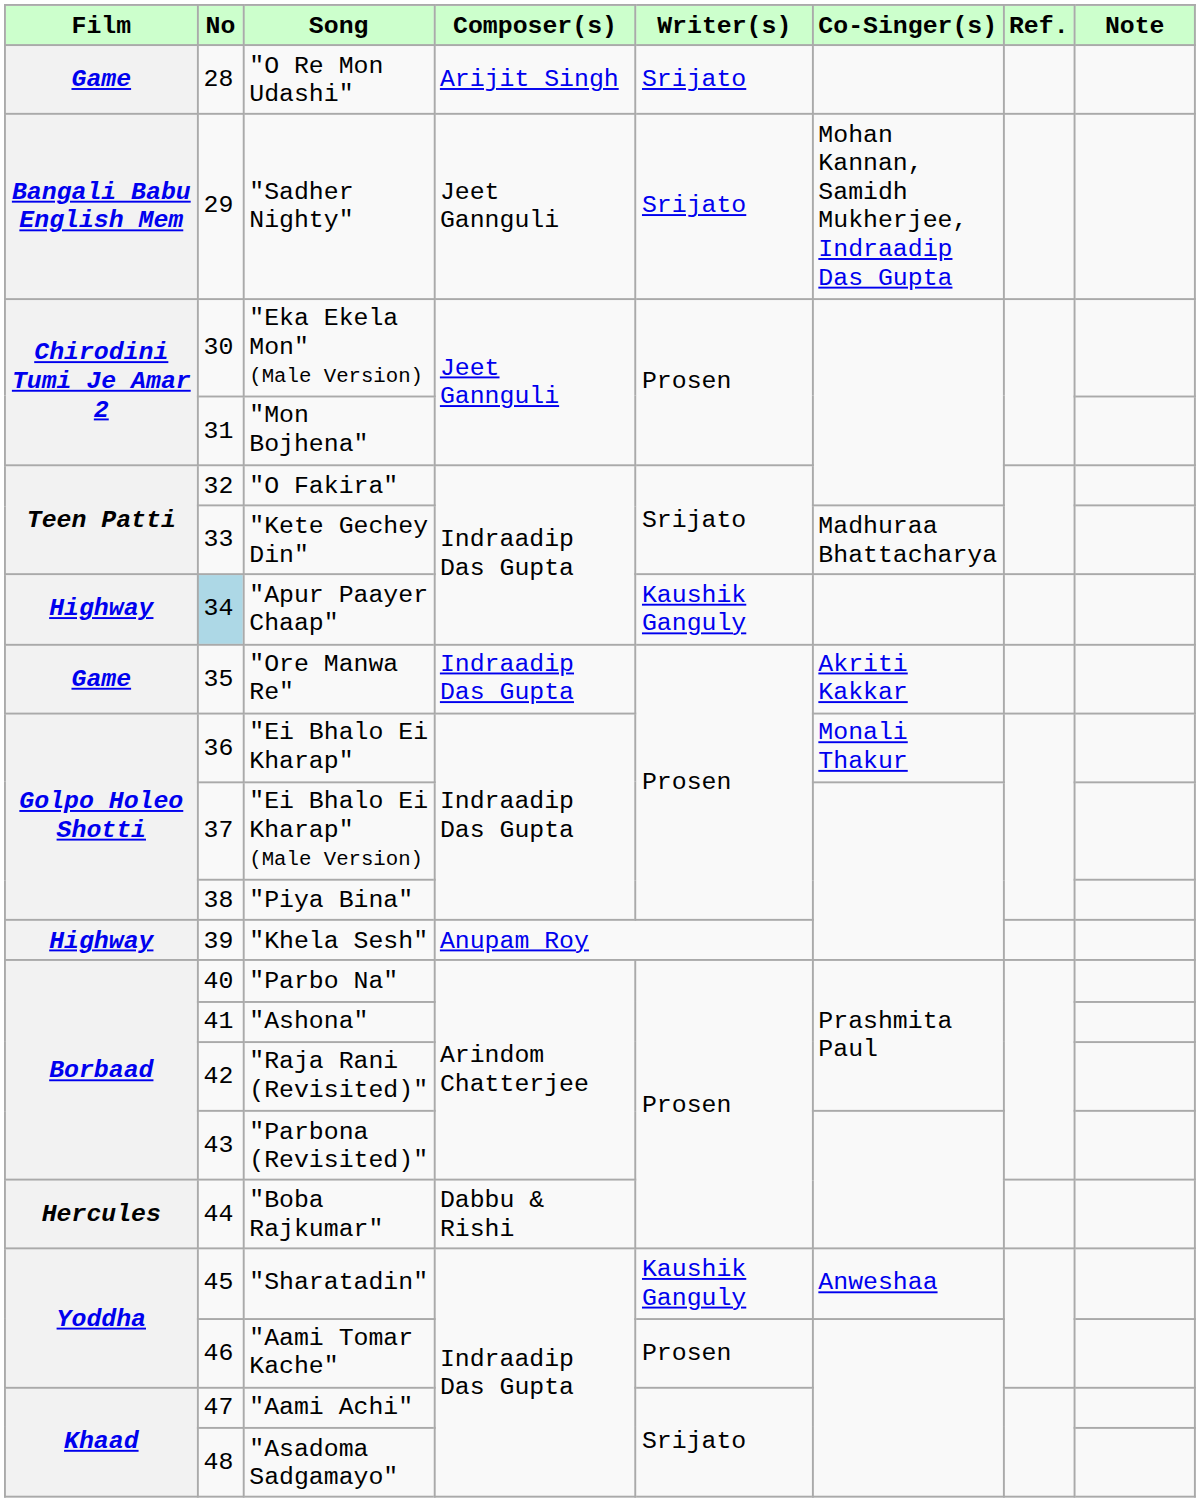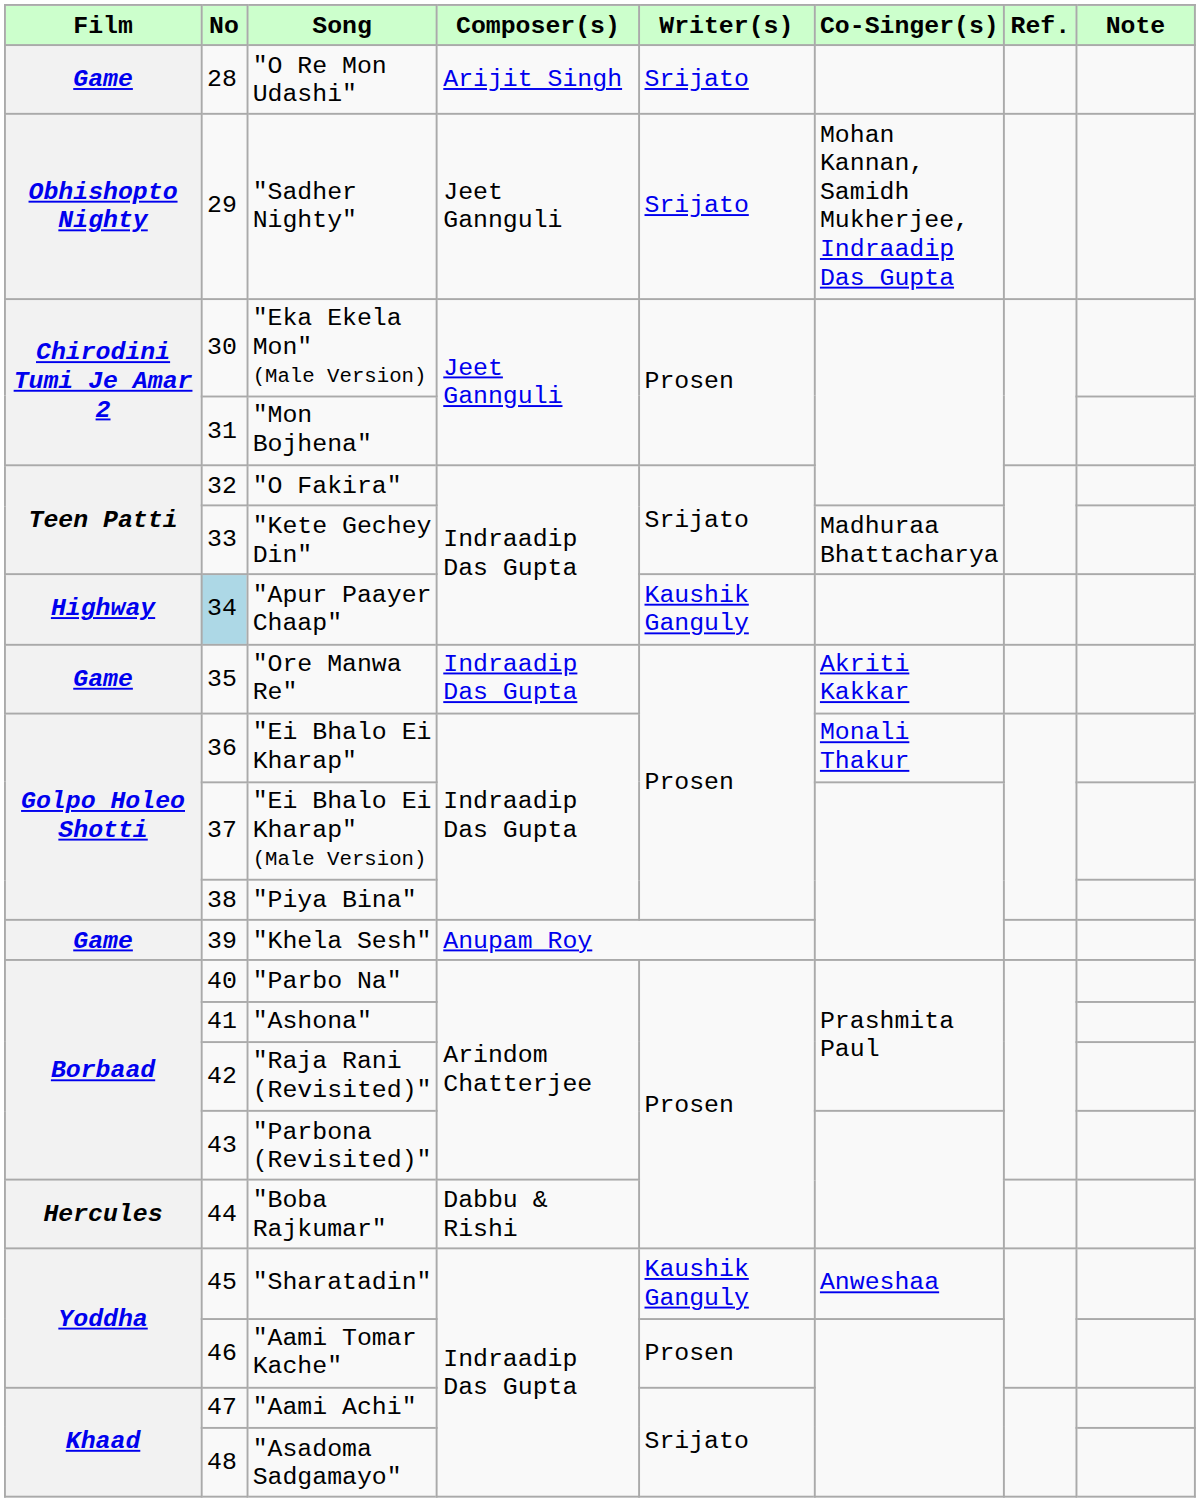(101, 206) Bangali Babu English Mem -> (103, 206) Obhishopto Nighty
(101, 941) Highway -> (103, 941) Game
